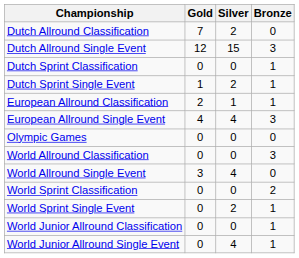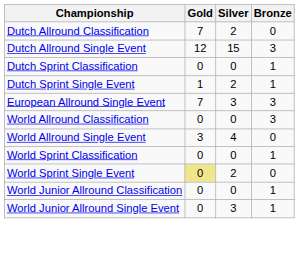- row: (88, 102)
(200, 119) 4 -> (200, 102) 7
(233, 119) 4 -> (233, 102) 3
- row: (47, 137)
(273, 191) 2 -> (273, 155) 1
(200, 208) no background -> (200, 173) khaki background
(273, 208) 1 -> (273, 173) 0
(233, 244) 4 -> (233, 208) 3
